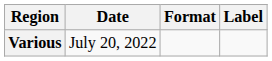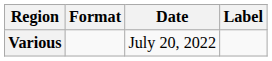columns swapped: (113, 17) <-> (190, 17)
